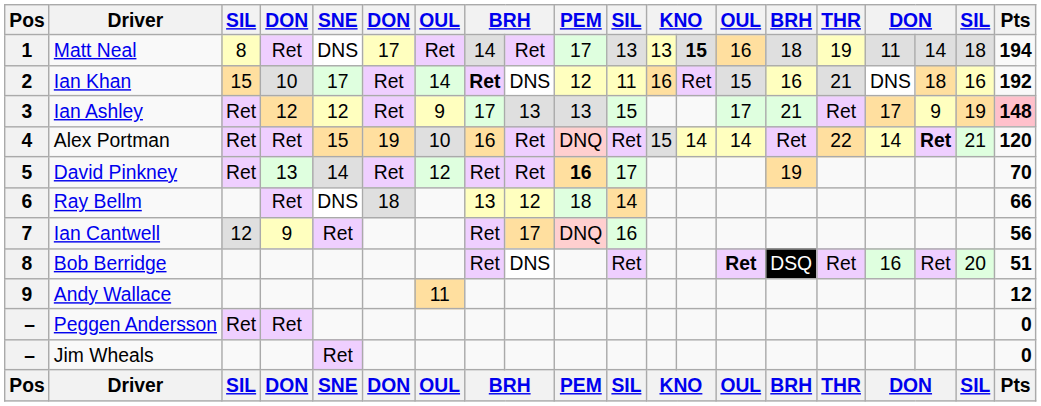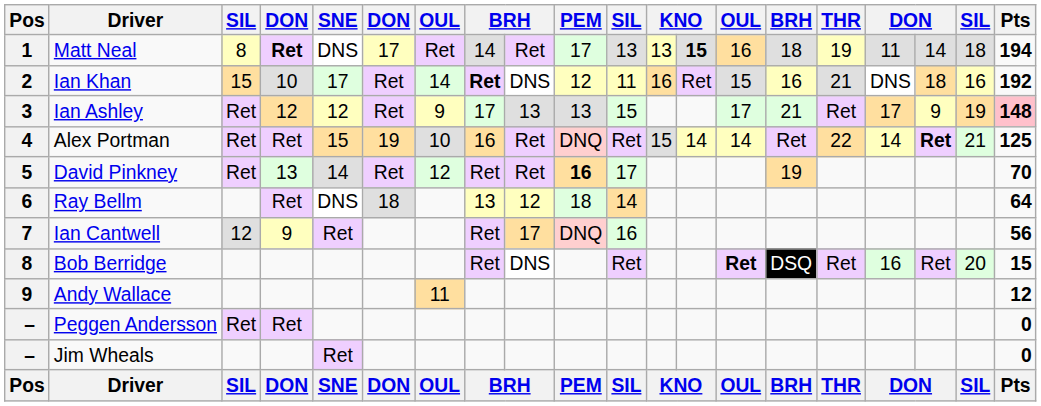(287, 50) normal -> (287, 50) bold
(1016, 141) 120 -> (1016, 141) 125
(1021, 202) 66 -> (1021, 202) 64
(1021, 263) 51 -> (1021, 263) 15
